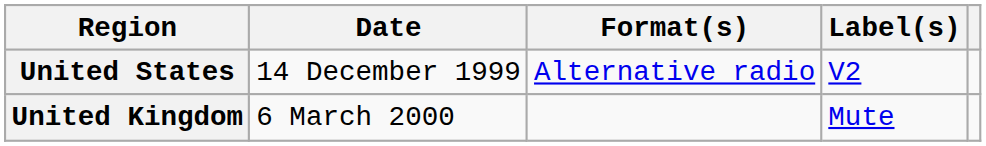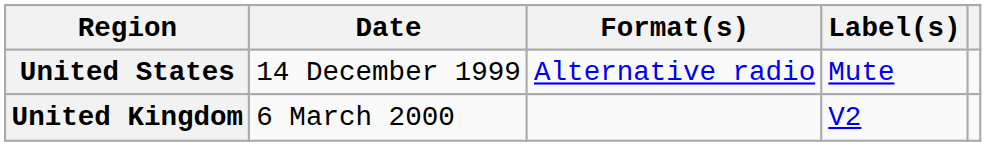(845, 72) V2 -> (861, 72) Mute
(861, 117) Mute -> (845, 117) V2
